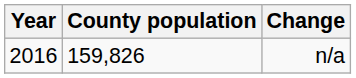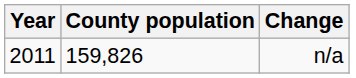(33, 55) 2016 -> (33, 55) 2011
